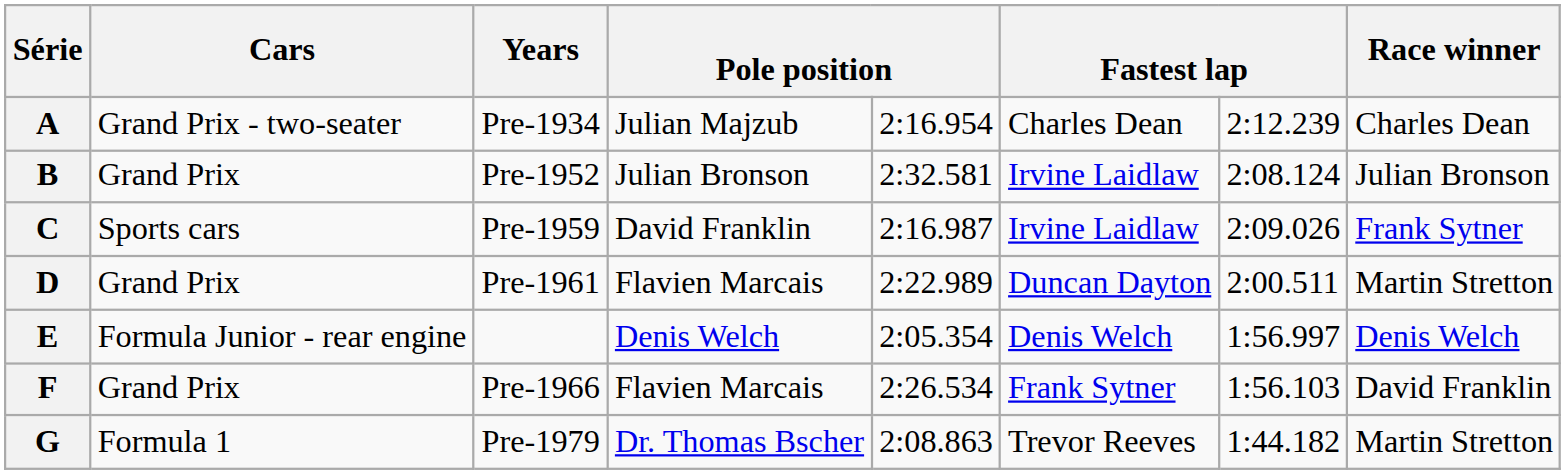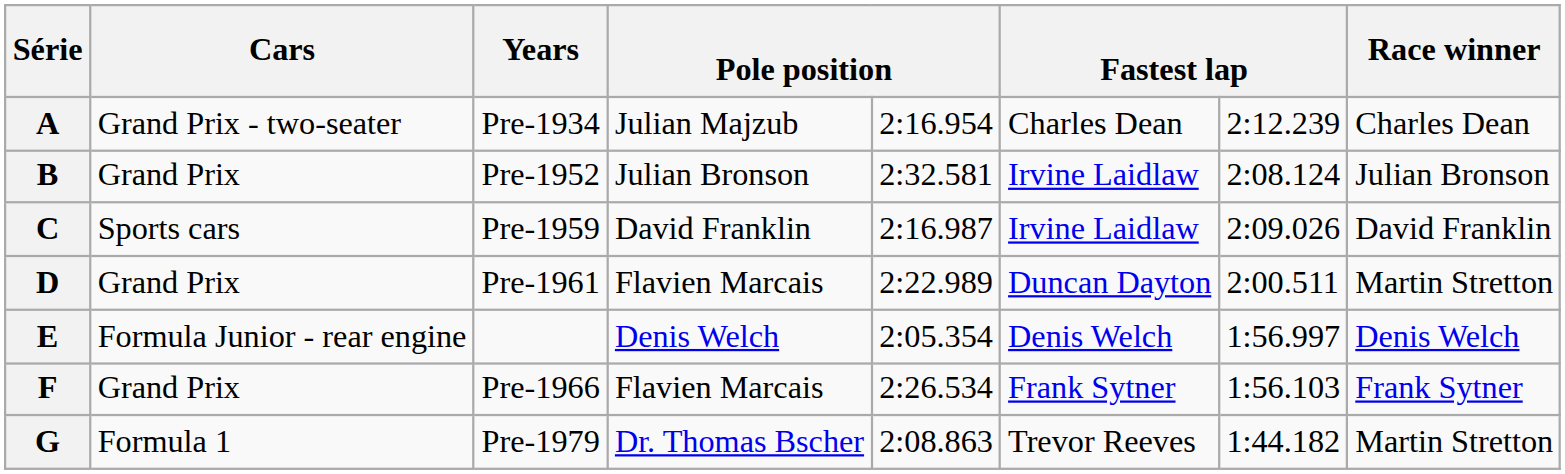(1439, 229) Frank Sytner -> (1453, 229) David Franklin
(1453, 388) David Franklin -> (1439, 388) Frank Sytner
